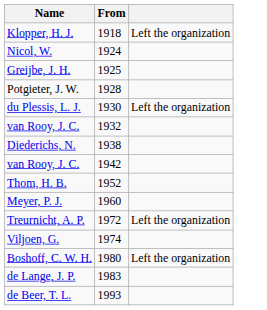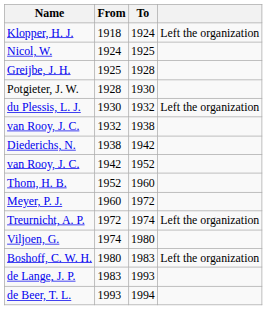+ column: (143, 13)
